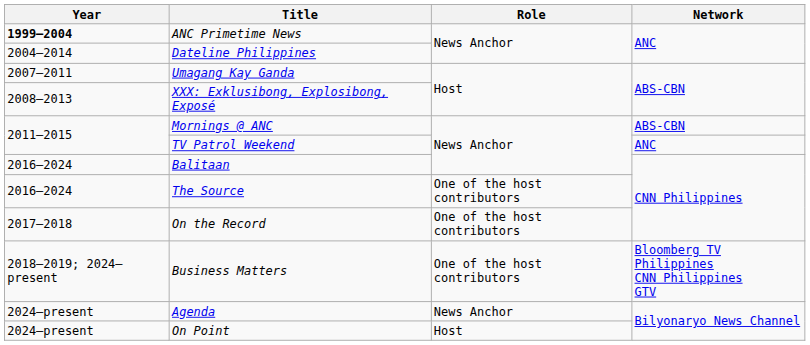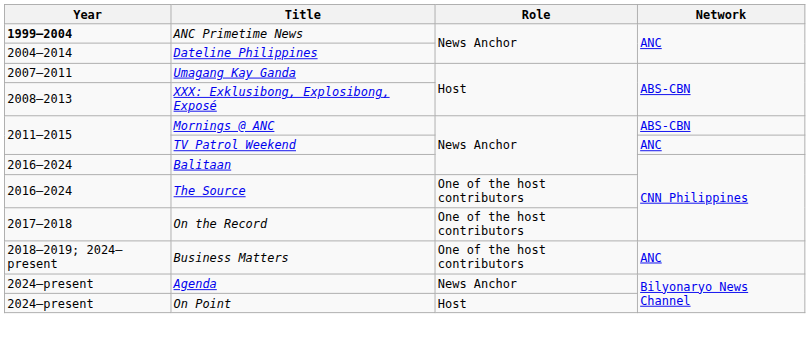(689, 271) Bloomberg TV Philippines CNN Philippines GTV -> (651, 257) ANC
